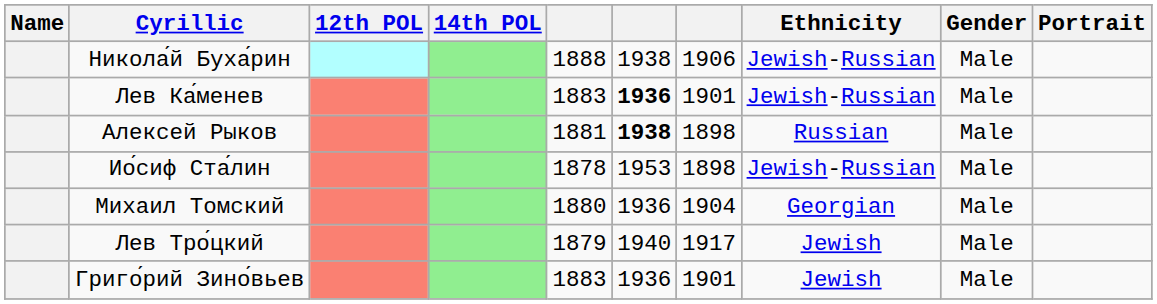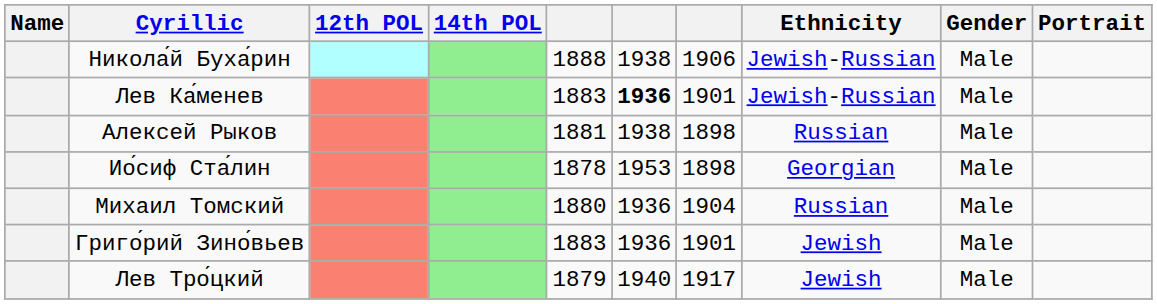(644, 133) bold -> (644, 133) normal
(841, 170) Jewish-Russian -> (841, 170) Georgian
(841, 206) Georgian -> (841, 206) Russian
rows swapped: (190, 243) <-> (190, 280)
